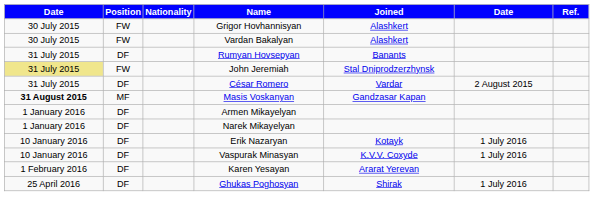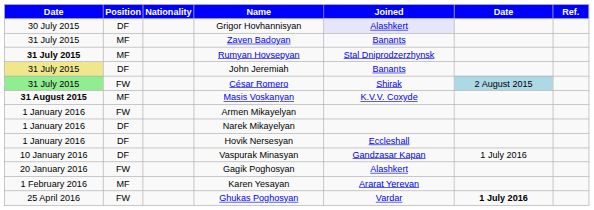(123, 26) FW -> (123, 26) DF
(389, 26) no background -> (389, 26) lavender background
- row: (259, 41)
+ row: (259, 41)
(54, 55) normal -> (54, 55) bold
(123, 55) DF -> (123, 55) MF
(389, 55) Banants -> (389, 55) Stal Dniprodzerzhynsk
(123, 69) FW -> (123, 69) DF
(389, 69) Stal Dniprodzerzhynsk -> (389, 69) Banants
(54, 84) no background -> (54, 84) lightgreen background
(123, 84) DF -> (123, 84) FW
(389, 84) Vardar -> (389, 84) Shirak
(504, 84) no background -> (504, 84) lightblue background
(389, 98) Gandzasar Kapan -> (389, 98) K.V.V. Coxyde
(123, 112) DF -> (123, 112) FW
+ row: (259, 141)
- row: (259, 141)
(389, 155) K.V.V. Coxyde -> (389, 155) Gandzasar Kapan
+ row: (259, 170)
(123, 170) DF -> (123, 184) MF
(123, 184) DF -> (123, 198) FW
(389, 184) Shirak -> (389, 198) Vardar
(504, 184) normal -> (504, 198) bold
